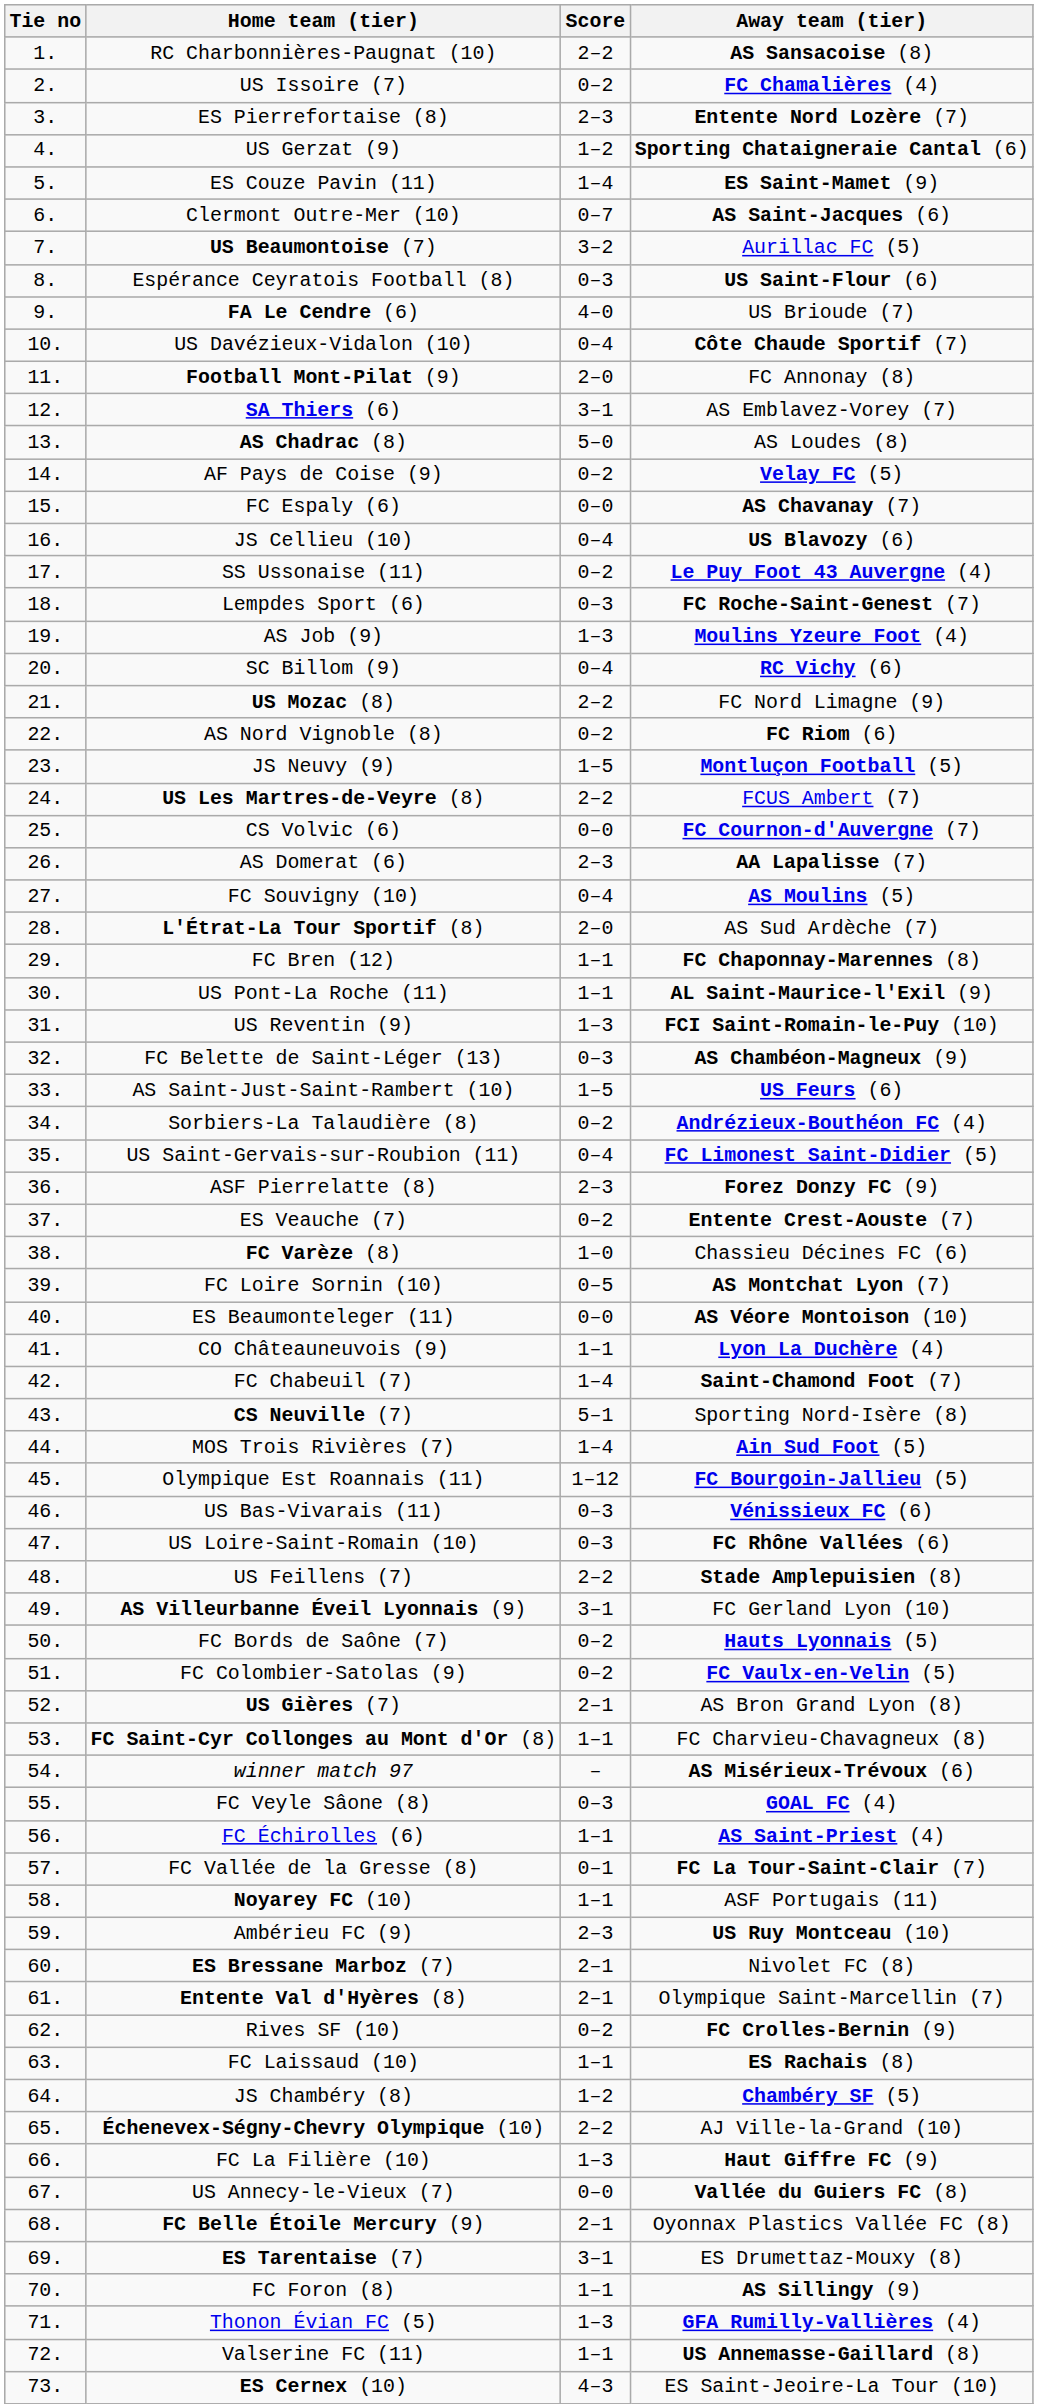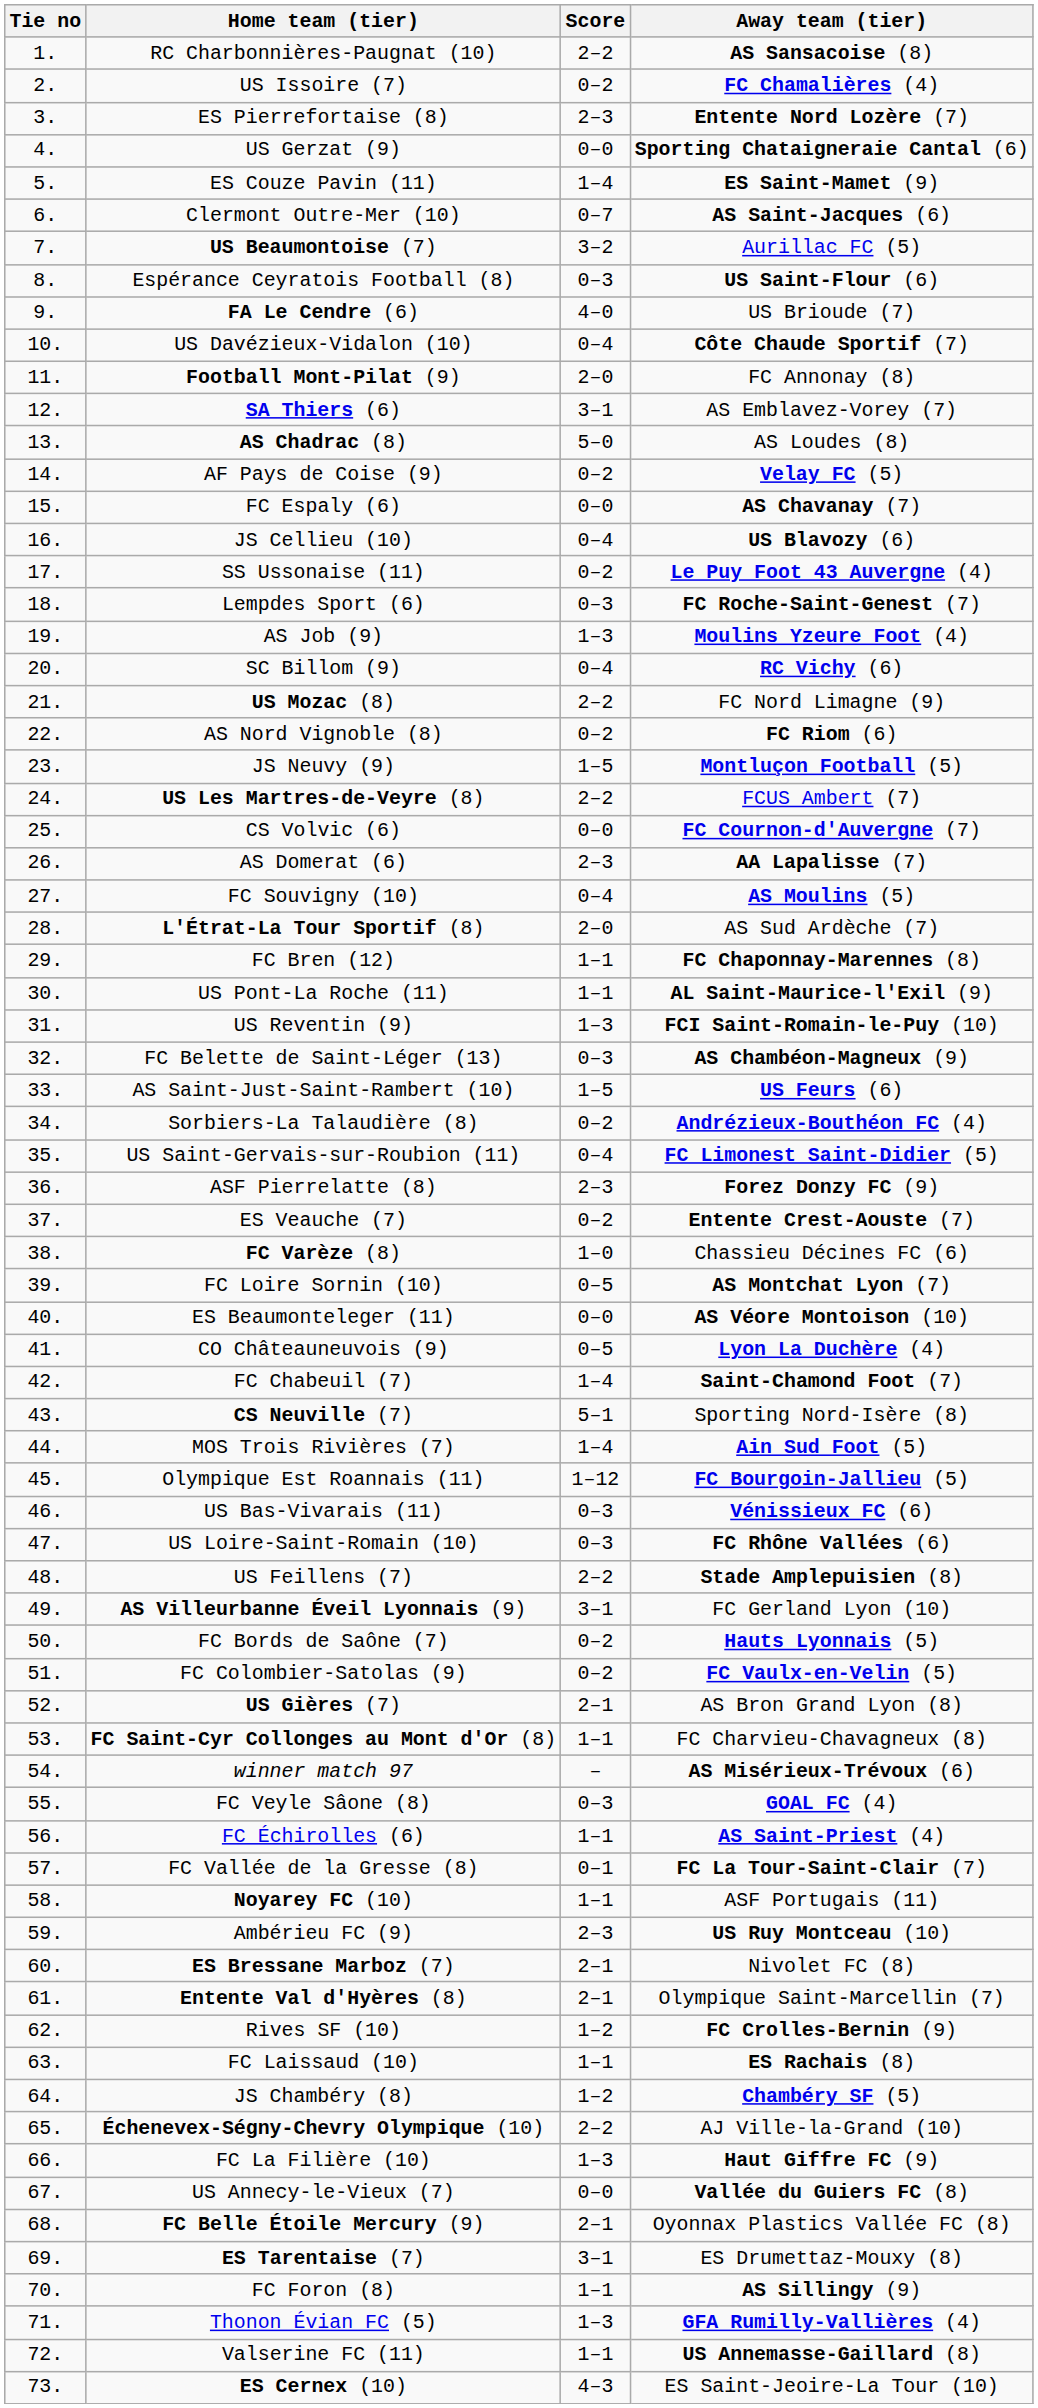(595, 151) 1–2 -> (595, 151) 0–0
(595, 1350) 1–1 -> (595, 1350) 0–5
(595, 2031) 0–2 -> (595, 2031) 1–2
